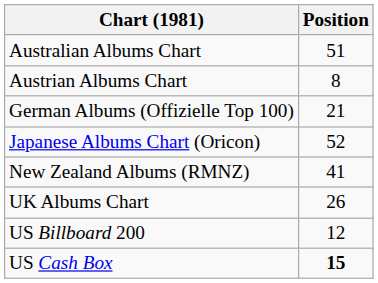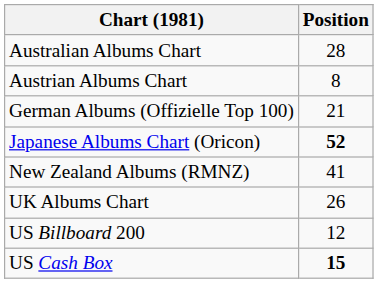(336, 50) 51 -> (336, 50) 28
(336, 141) normal -> (336, 141) bold
